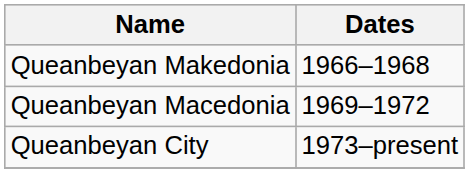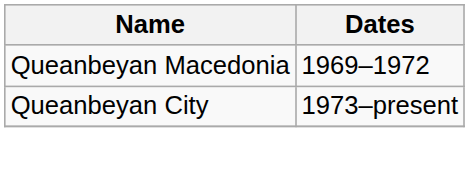- row: (150, 65)
